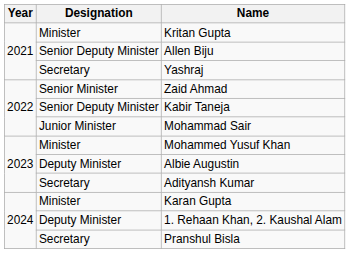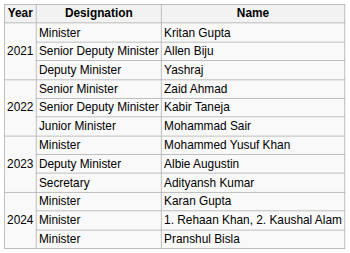(64, 70) Secretary -> (80, 70) Deputy Minister
(80, 220) Deputy Minister -> (60, 220) Minister
(64, 239) Secretary -> (60, 239) Minister
